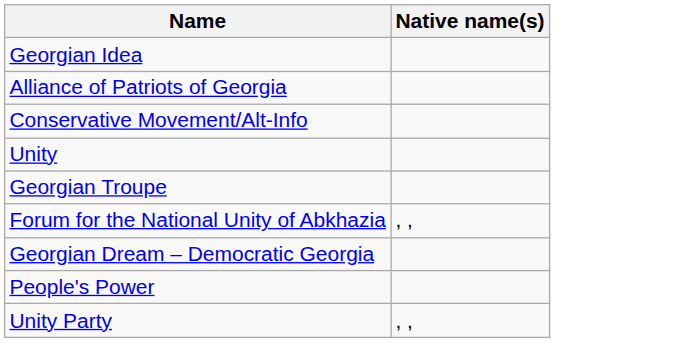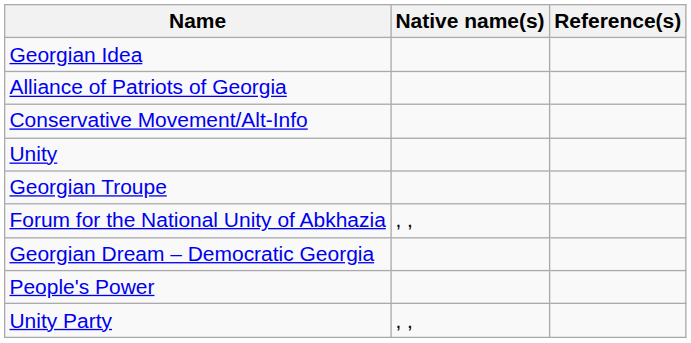+ column: (618, 21)
